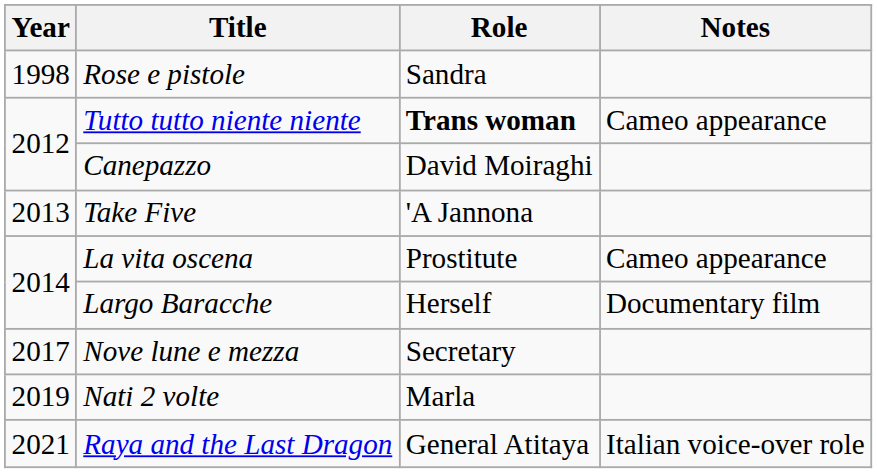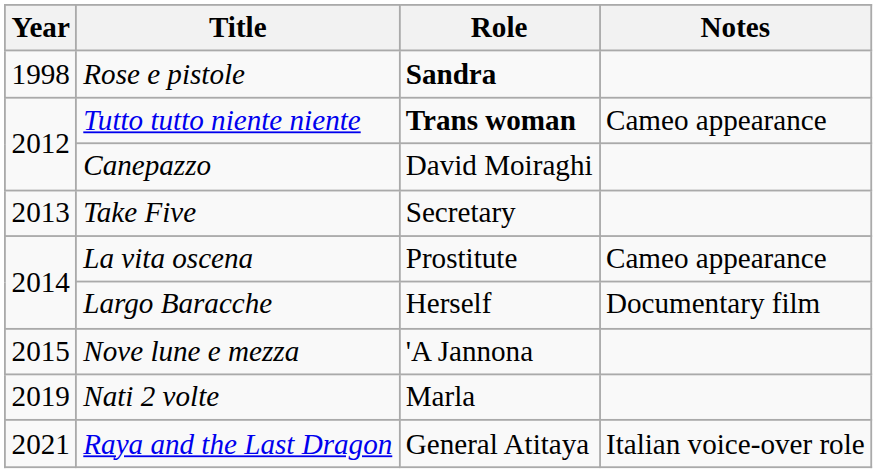(446, 73) normal -> (451, 73) bold
(469, 212) 'A Jannona -> (461, 212) Secretary
(41, 350) 2017 -> (41, 350) 2015
(461, 350) Secretary -> (469, 350) 'A Jannona
